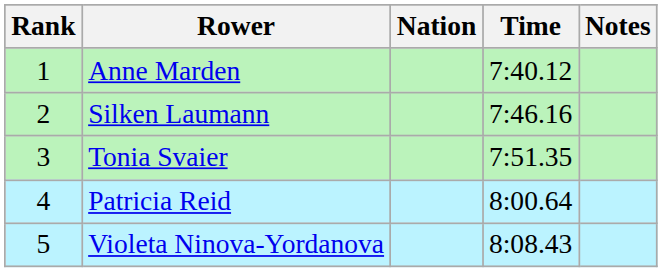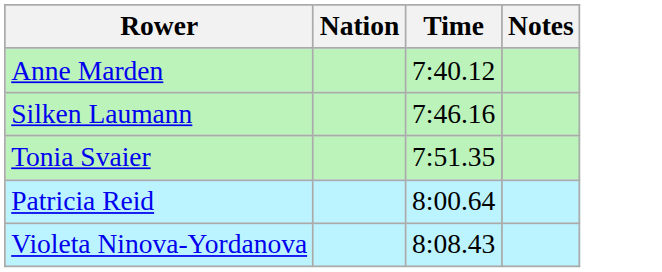- column: (43, 26)
